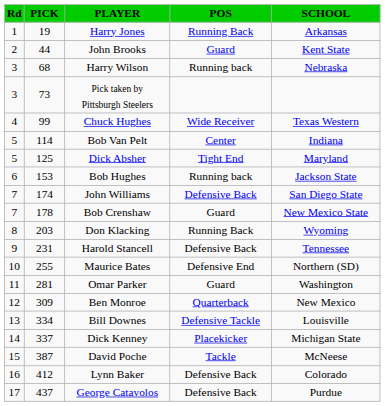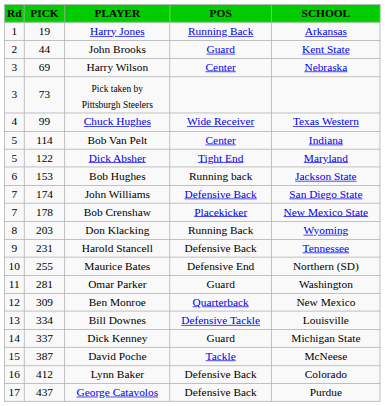(44, 67) 68 -> (44, 67) 69
(221, 67) Running back -> (221, 67) Center
(44, 158) 125 -> (44, 158) 122
(221, 212) Guard -> (221, 212) Placekicker
(221, 338) Placekicker -> (221, 338) Guard
